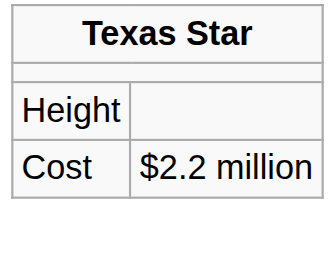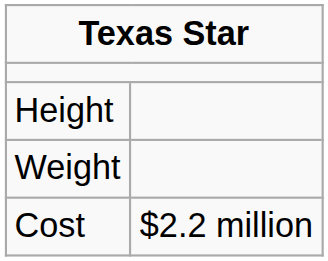+ row: (68, 168)
